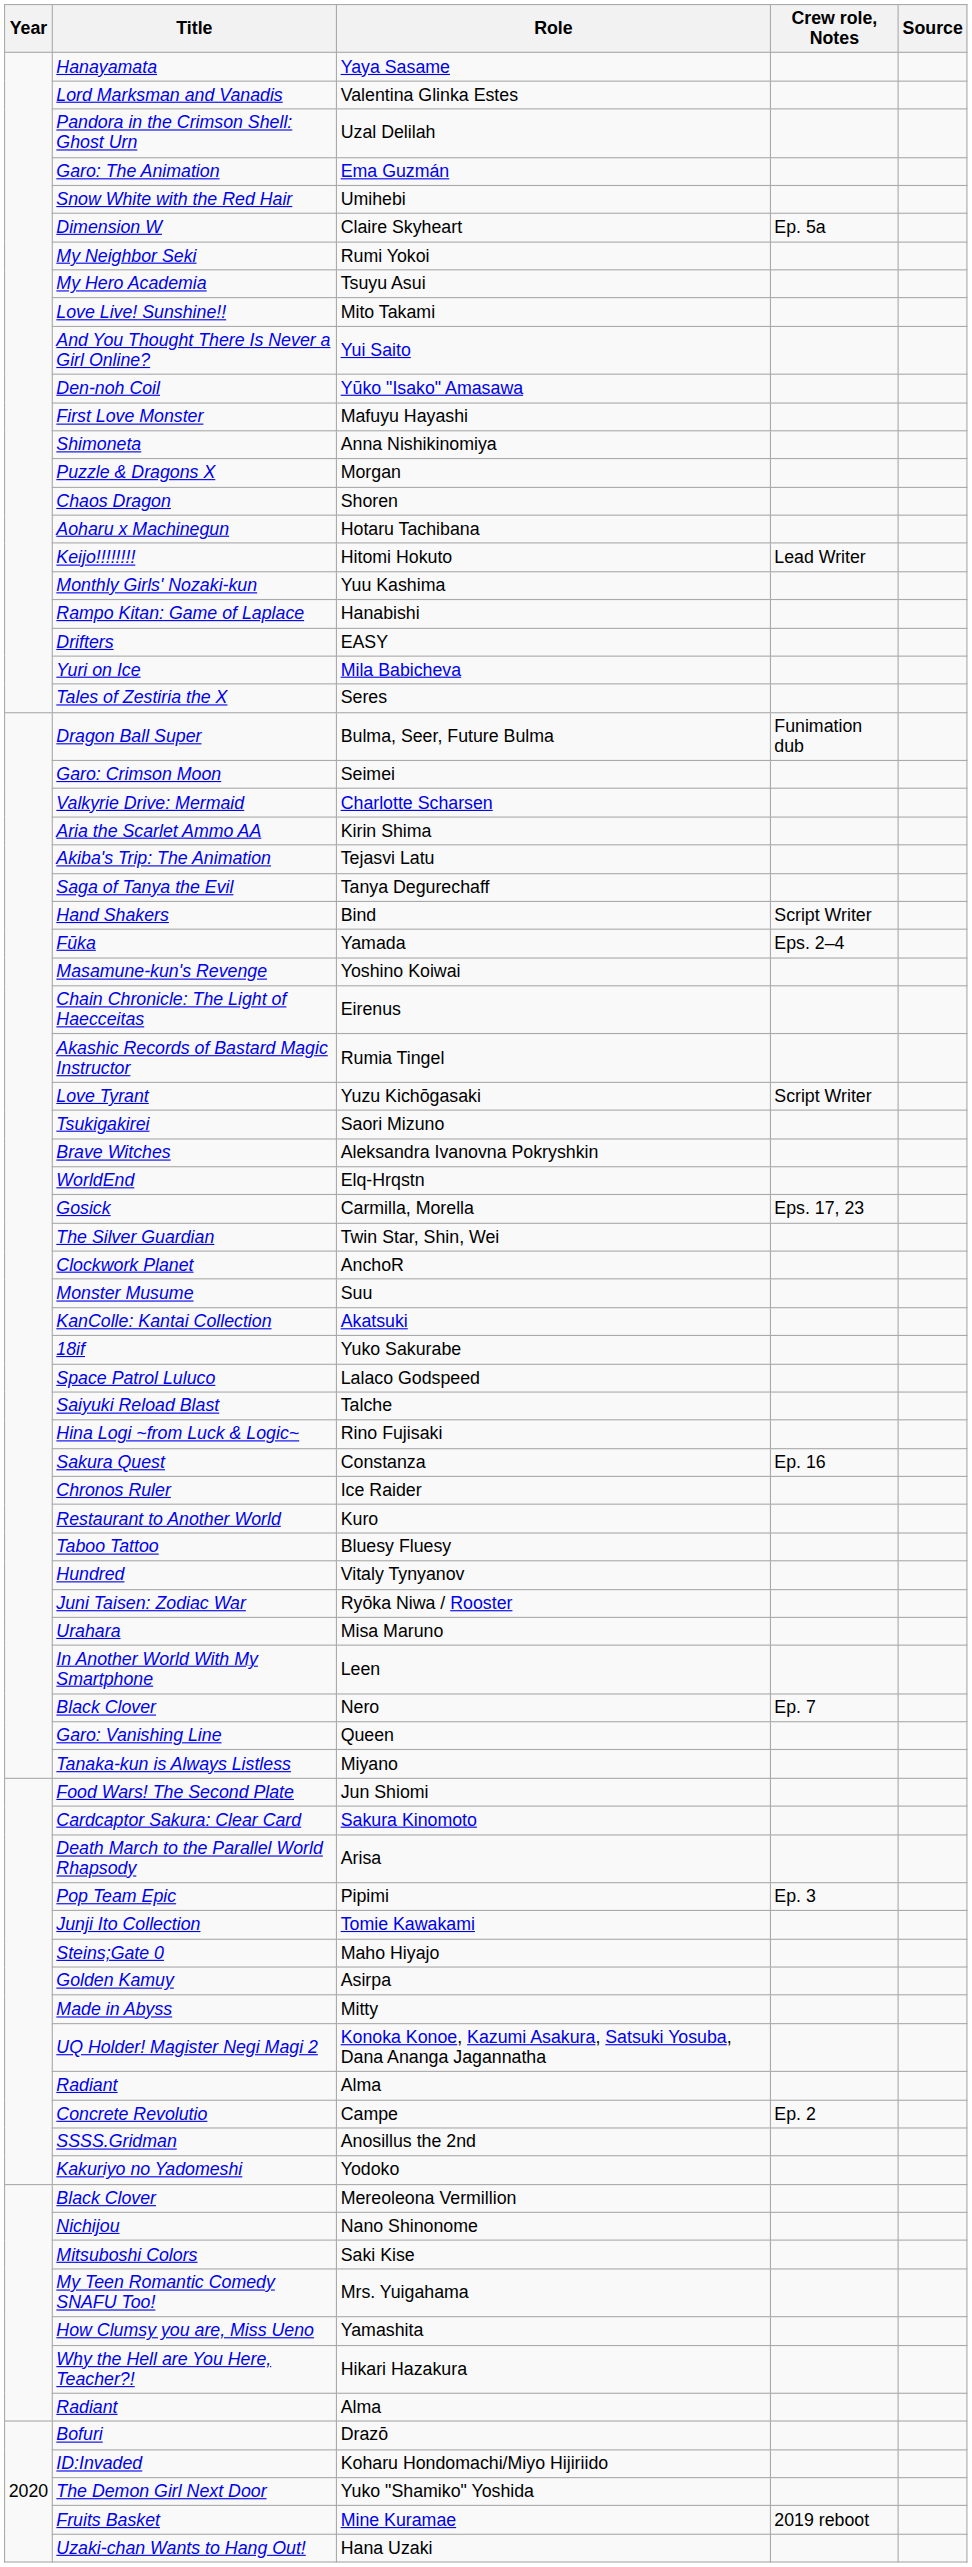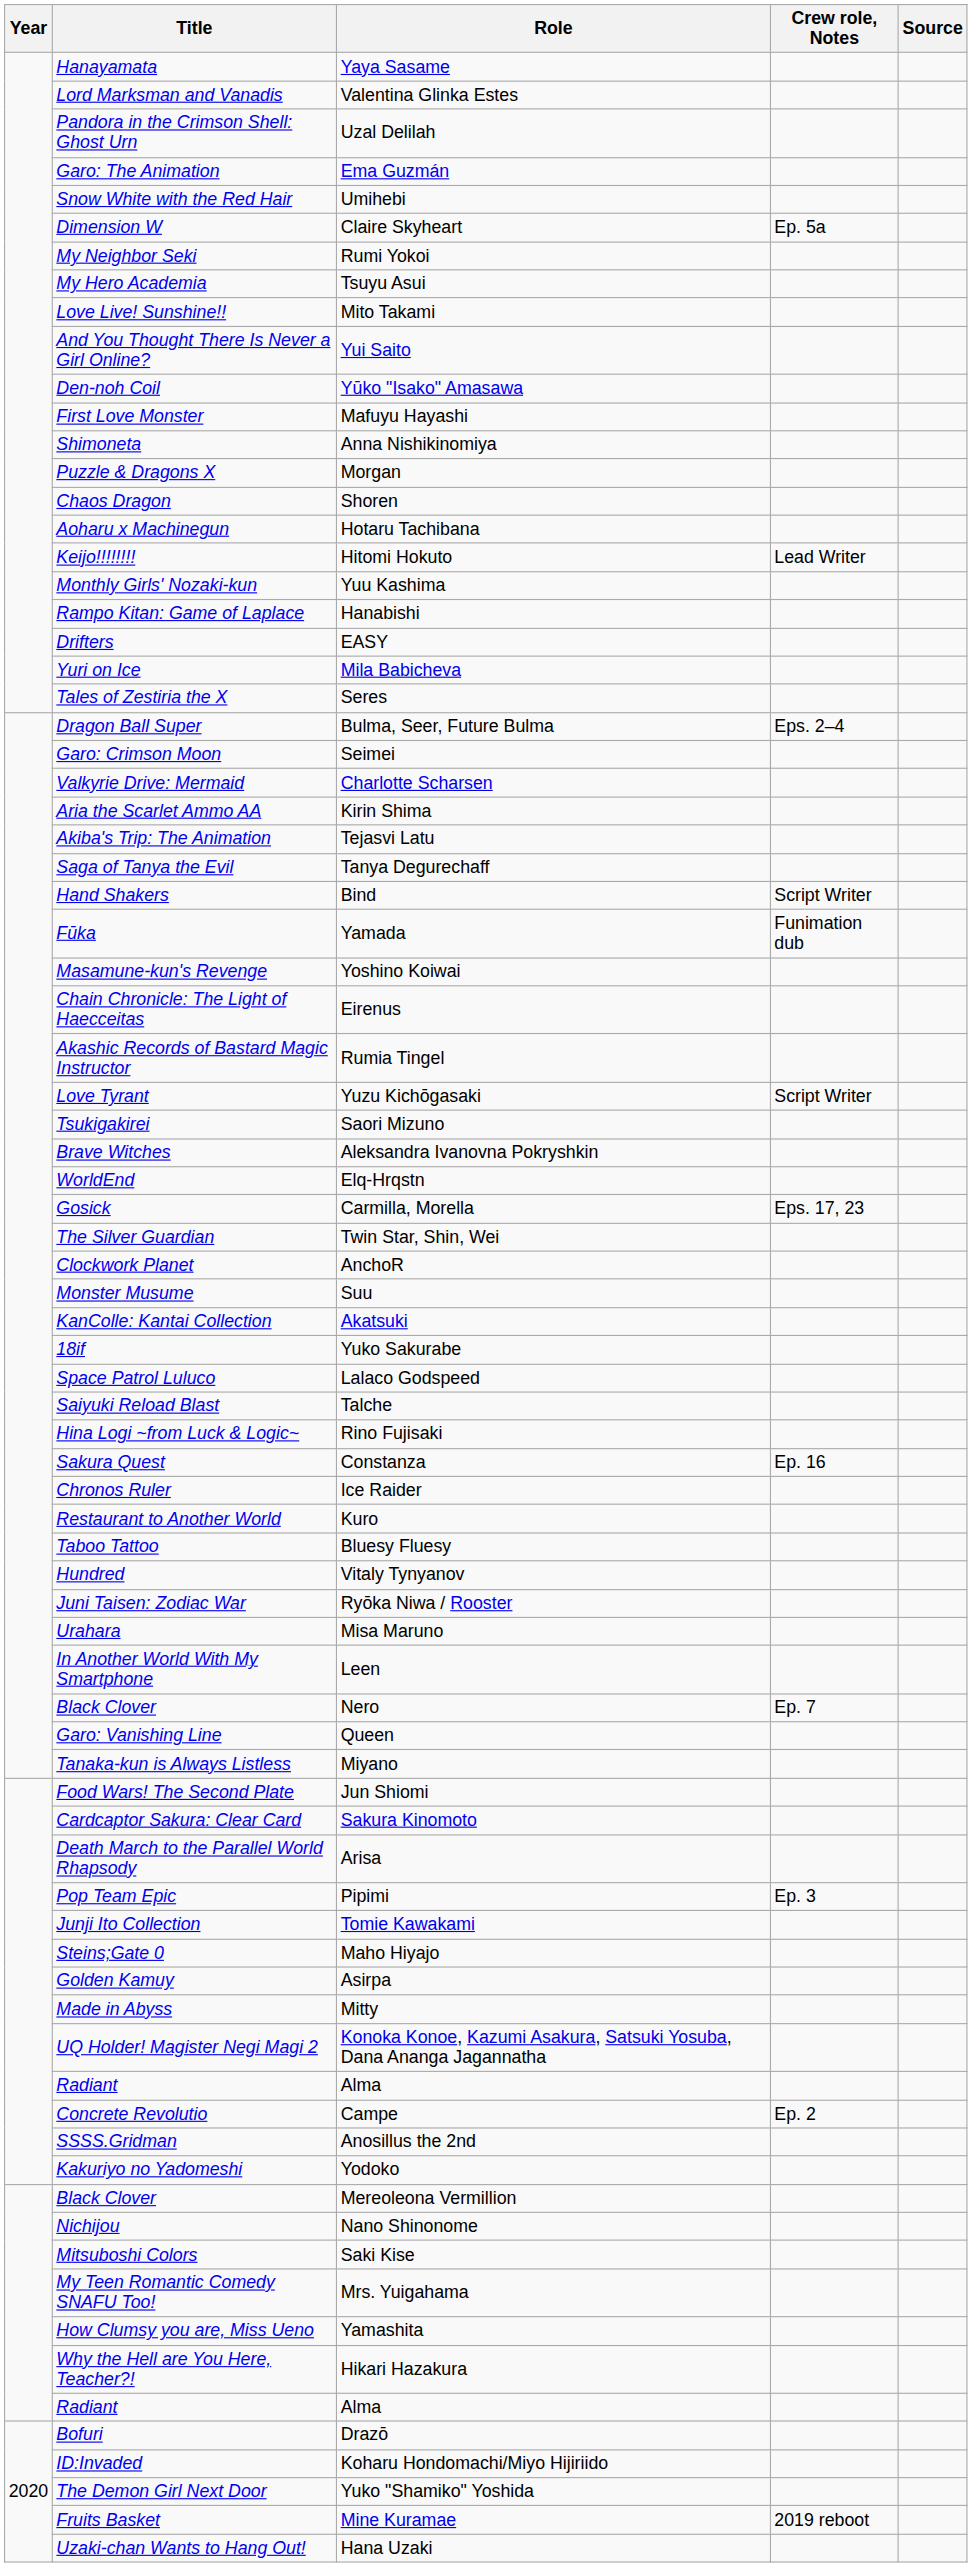(818, 736) Funimation dub -> (809, 726) Eps. 2–4
(809, 943) Eps. 2–4 -> (818, 933) Funimation dub
